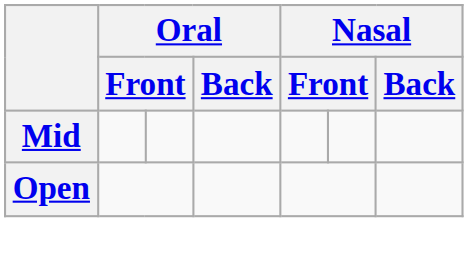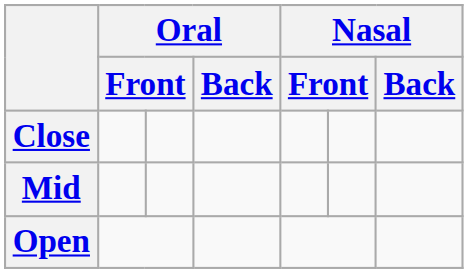+ row: (51, 135)
